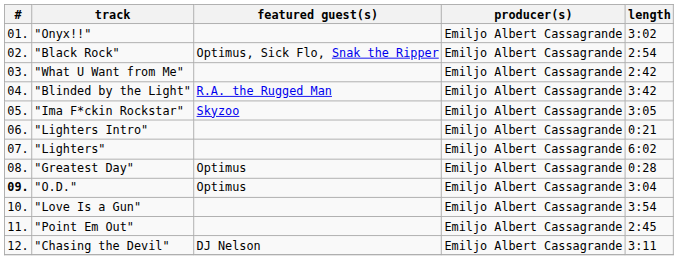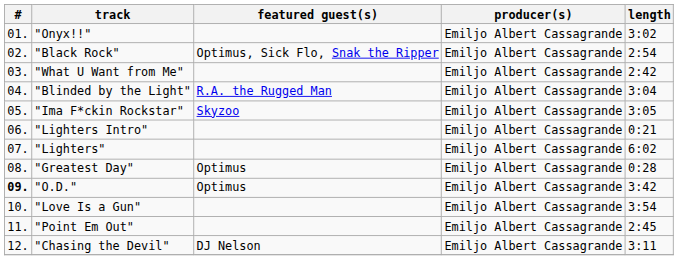(642, 91) 3:42 -> (642, 91) 3:04
(642, 188) 3:04 -> (642, 188) 3:42
